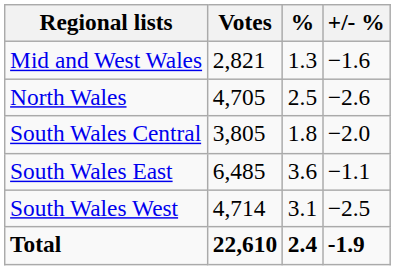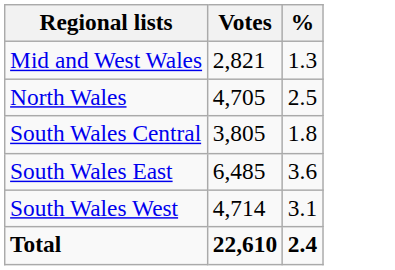- column: (356, 23)
